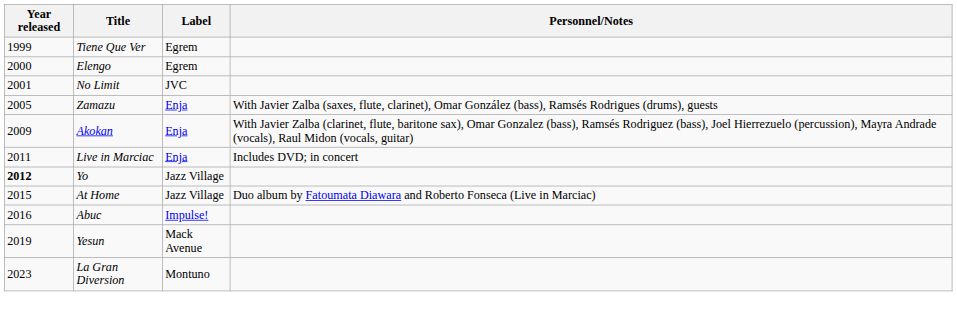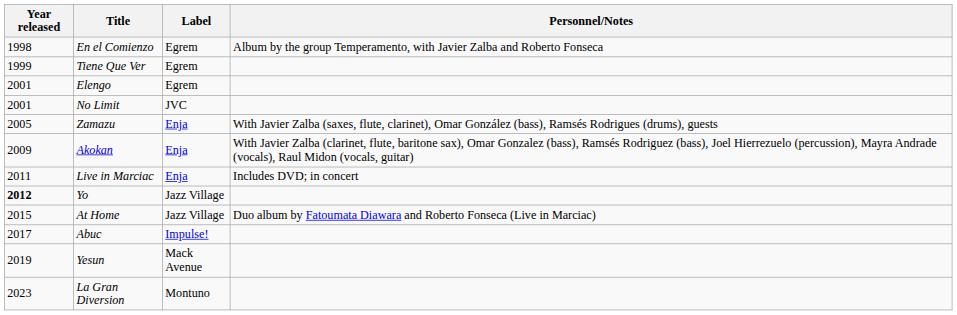+ row: (115, 47)
(19, 66) 2000 -> (19, 85) 2001
(19, 215) 2016 -> (19, 234) 2017
